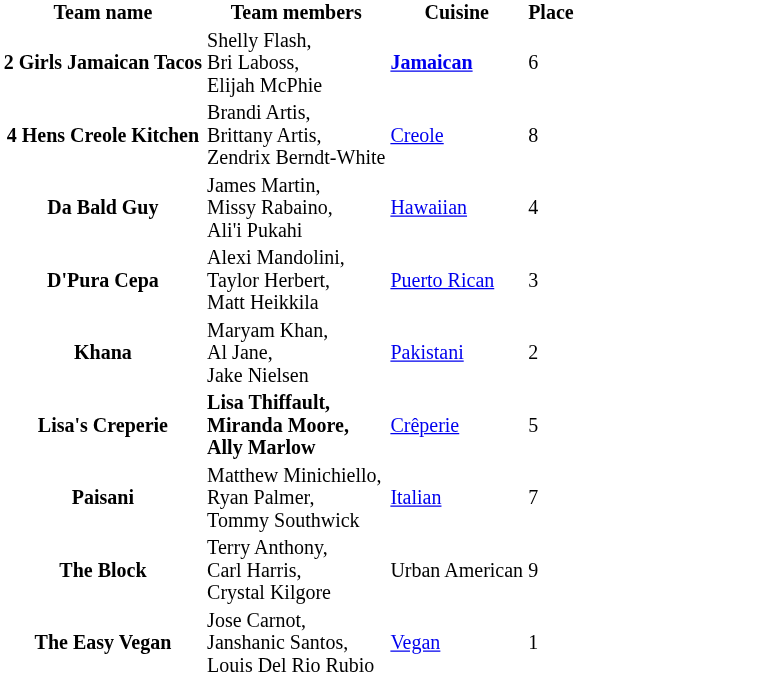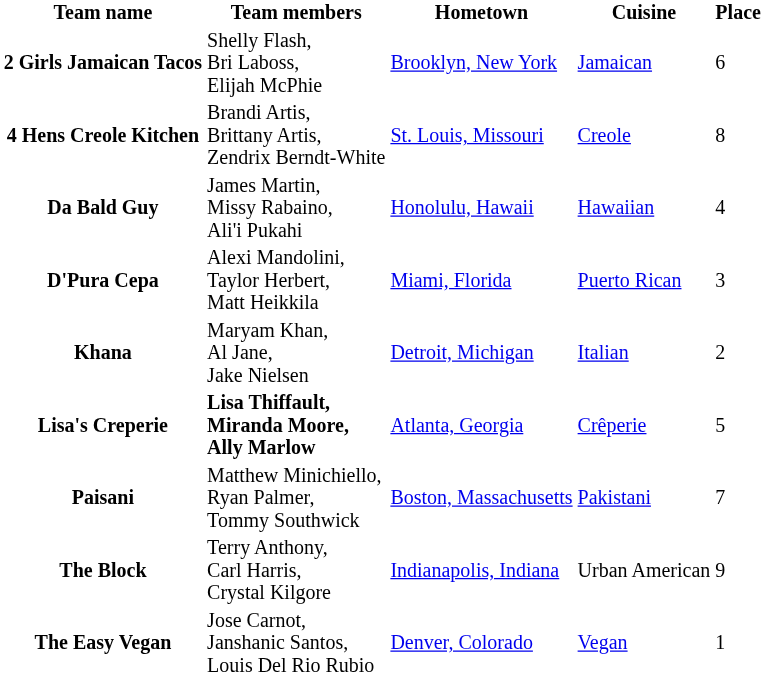+ column: (482, 12)
(432, 62) bold -> (615, 62) normal
(427, 352) Pakistani -> (603, 352) Italian
(416, 497) Italian -> (614, 497) Pakistani
